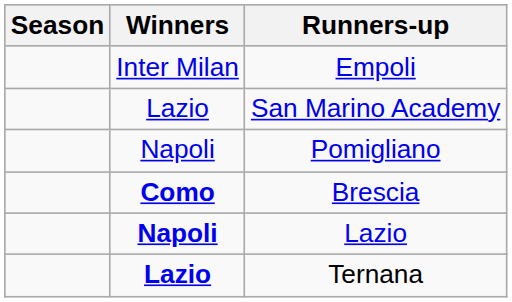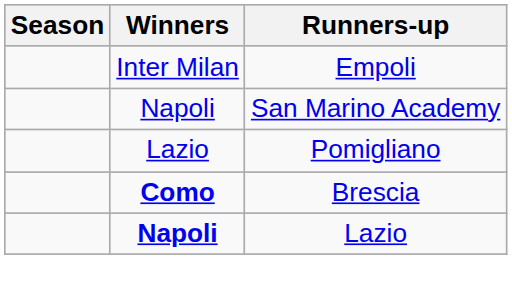(178, 108) Lazio -> (178, 108) Napoli
(178, 150) Napoli -> (178, 150) Lazio
- row: (376, 274)
